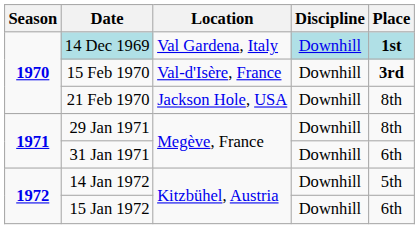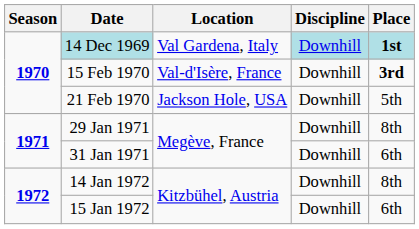(391, 100) 8th -> (391, 100) 5th
(391, 182) 5th -> (391, 182) 8th
